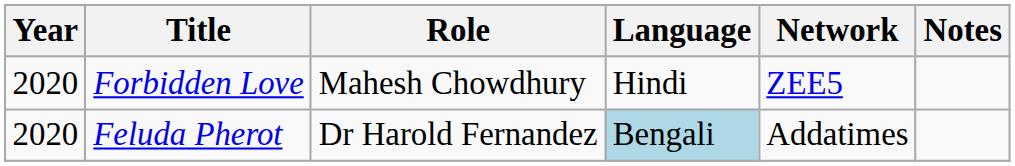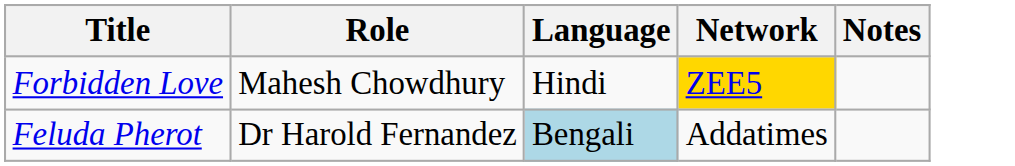- column: (45, 30)
(805, 82) no background -> (724, 82) gold background
